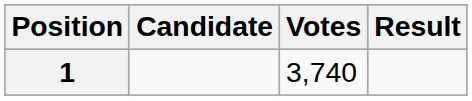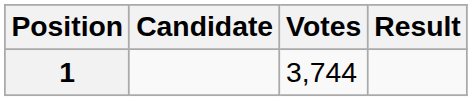(322, 71) 3,740 -> (322, 71) 3,744
